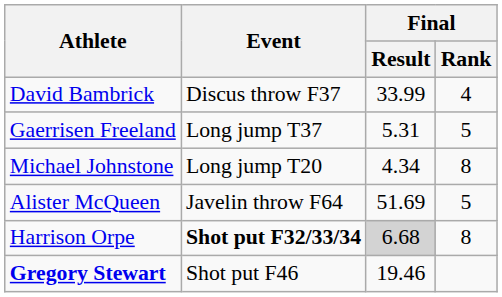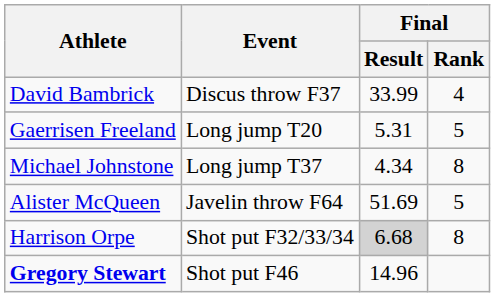(254, 130) Long jump T37 -> (254, 130) Long jump T20
(254, 166) Long jump T20 -> (254, 166) Long jump T37
(274, 237) bold -> (270, 237) normal
(401, 273) 19.46 -> (394, 273) 14.96
